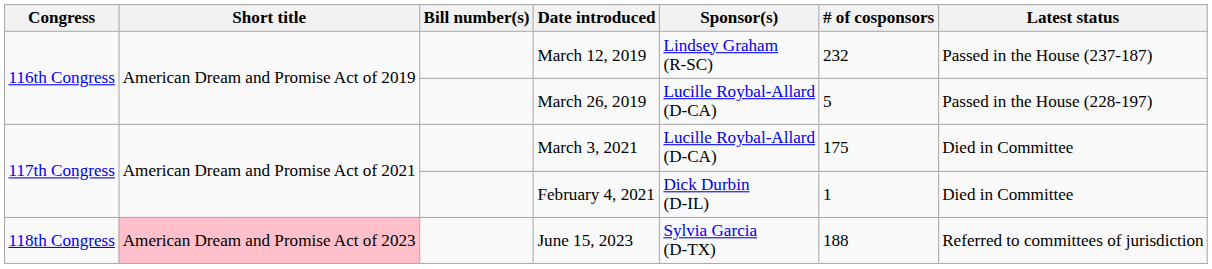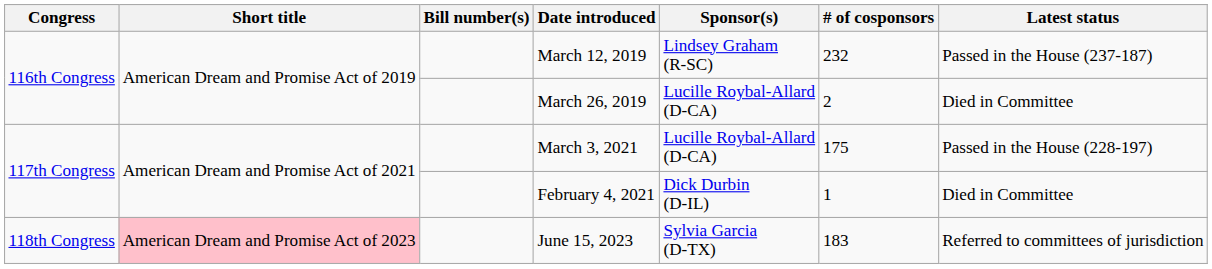(827, 101) 5 -> (827, 101) 2
(1047, 101) Passed in the House (228-197) -> (1008, 101) Died in Committee
(1008, 147) Died in Committee -> (1047, 147) Passed in the House (228-197)
(836, 240) 188 -> (836, 240) 183
